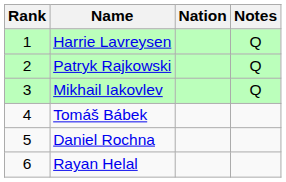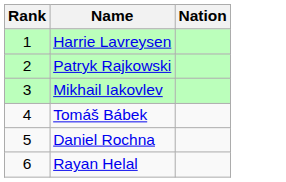- column: (255, 16)
